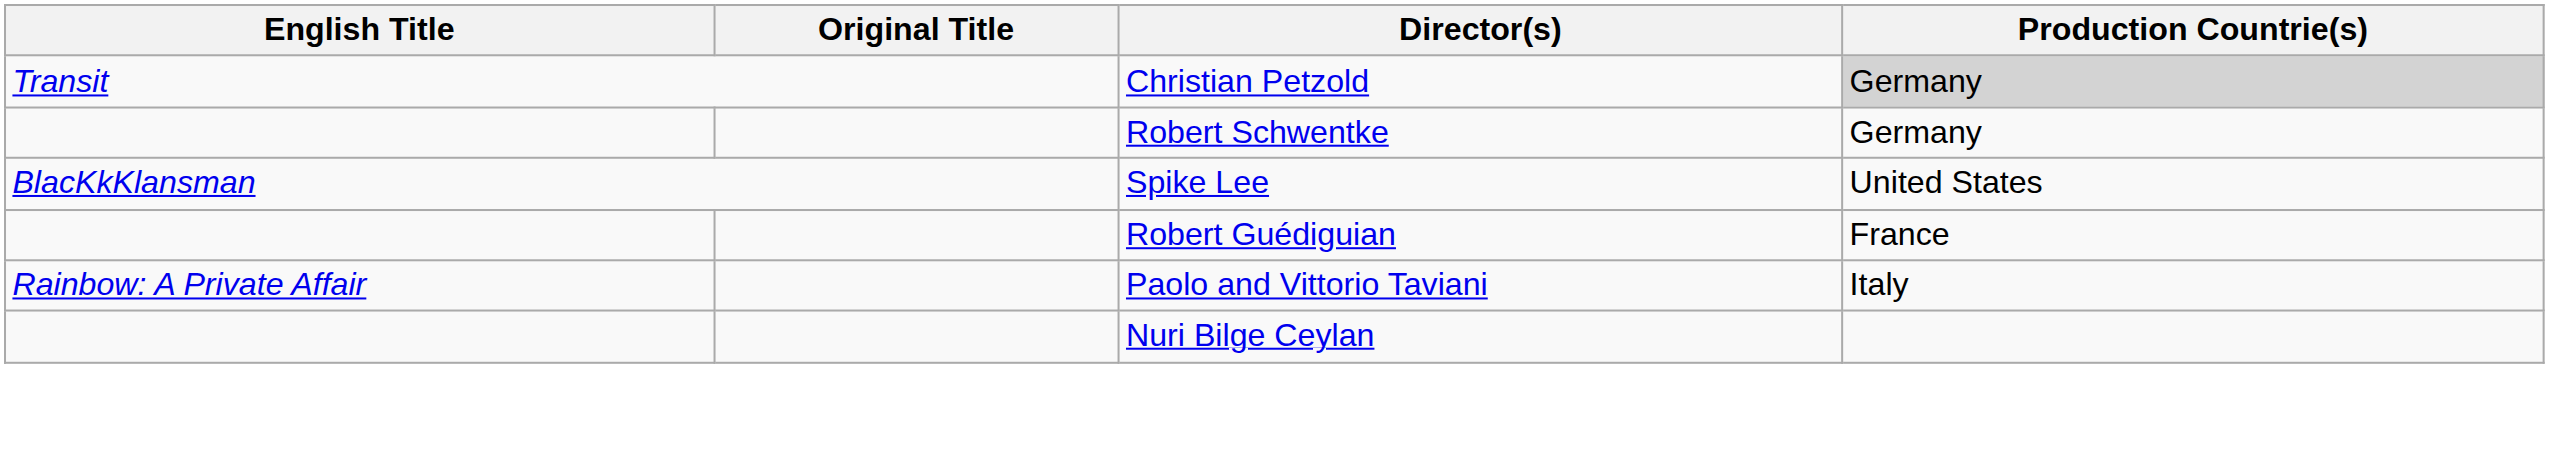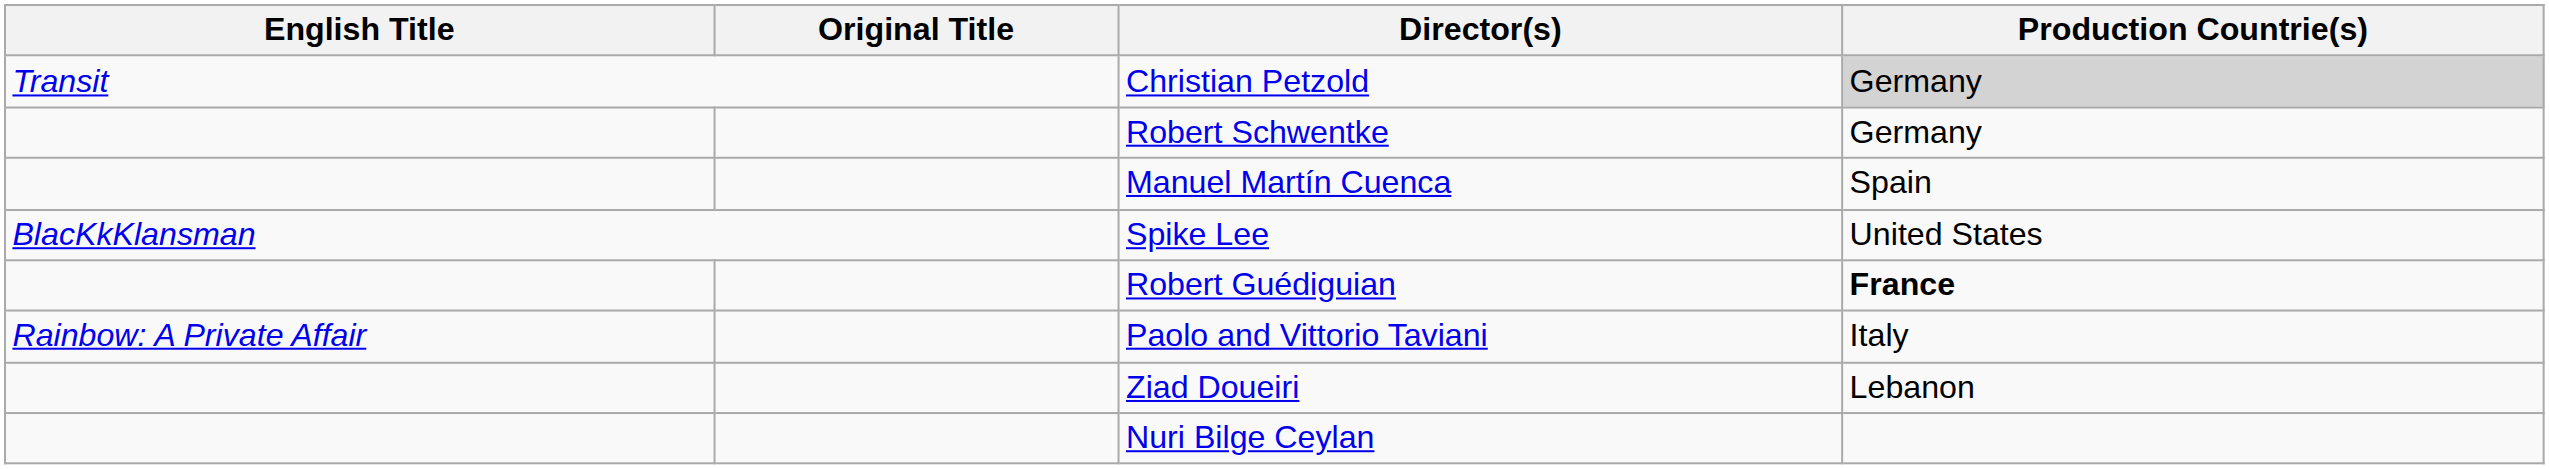+ row: (1289, 183)
(1900, 234) normal -> (1902, 285) bold
+ row: (1213, 387)
